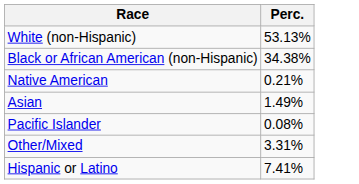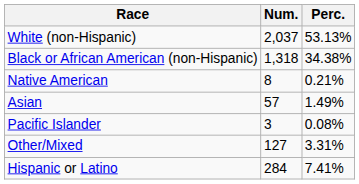+ column: (281, 15)
